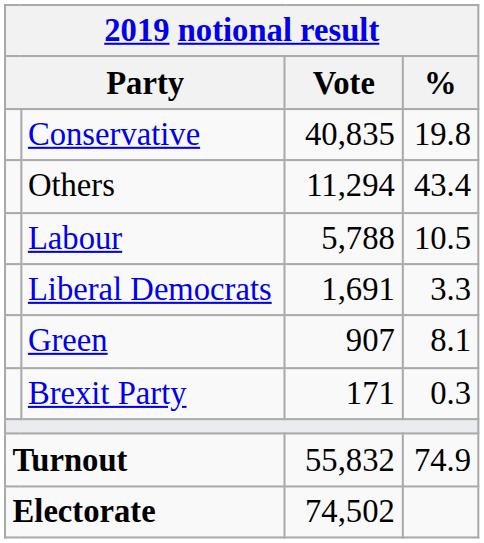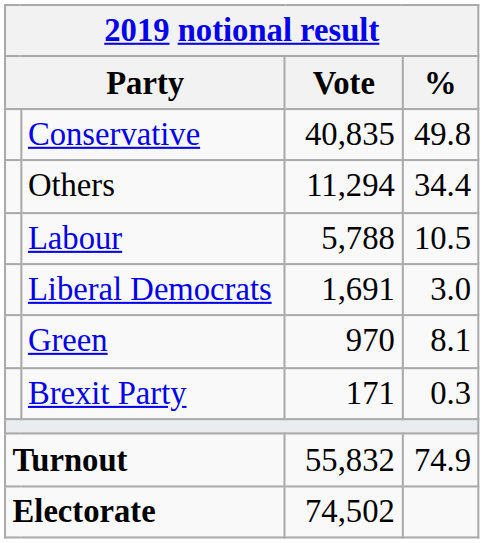(442, 133) 19.8 -> (442, 133) 49.8
(442, 185) 43.4 -> (442, 185) 34.4
(451, 289) 3.3 -> (451, 289) 3.0
(370, 340) 907 -> (370, 340) 970
